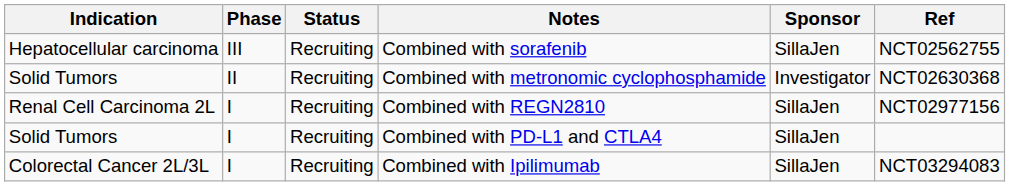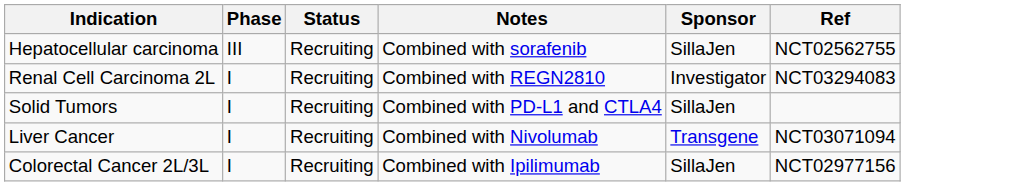- row: (574, 78)
(807, 107) SillaJen -> (718, 78) Investigator
(939, 107) NCT02977156 -> (835, 78) NCT03294083
+ row: (490, 136)
(939, 166) NCT03294083 -> (835, 166) NCT02977156
